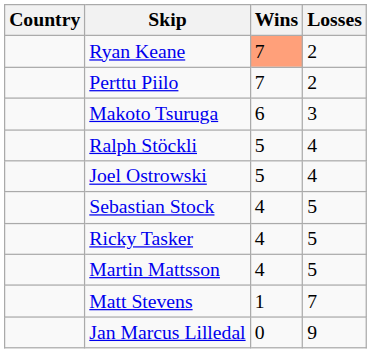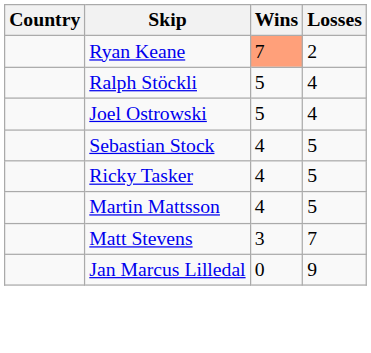- row: (134, 82)
- row: (154, 113)
(260, 301) 1 -> (260, 238) 3
